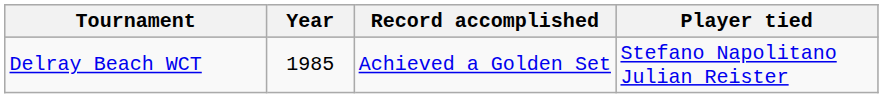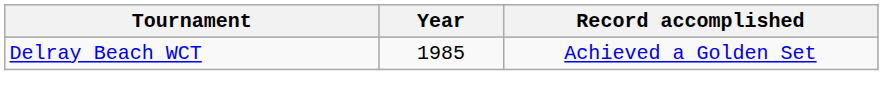- column: (747, 21)
